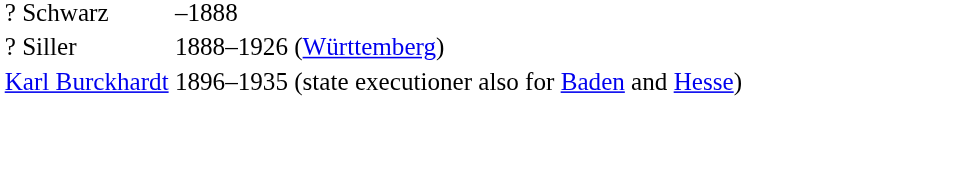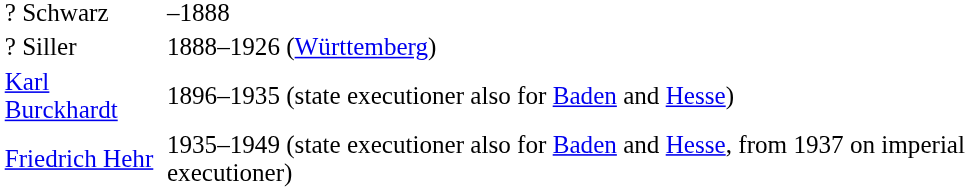+ row: (79, 158)
